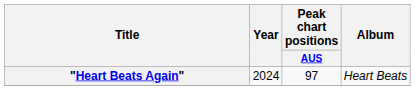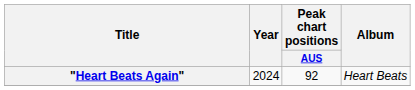(312, 76) 97 -> (312, 76) 92
